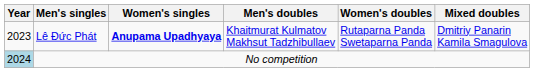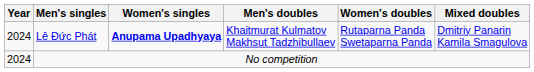(19, 36) 2023 -> (19, 36) 2024
(19, 59) lightblue background -> (19, 59) no background
